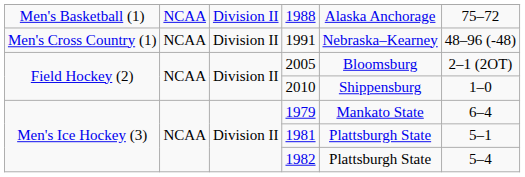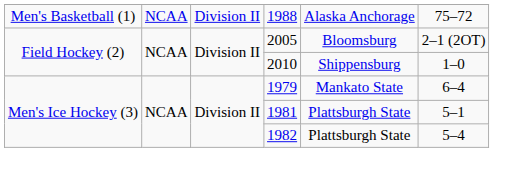- row: (301, 40)
